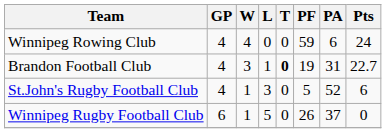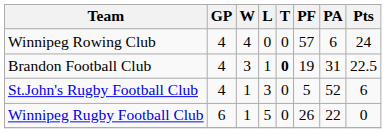(307, 41) 59 -> (307, 41) 57
(364, 66) 22.7 -> (364, 66) 22.5
(333, 115) 37 -> (333, 115) 22
